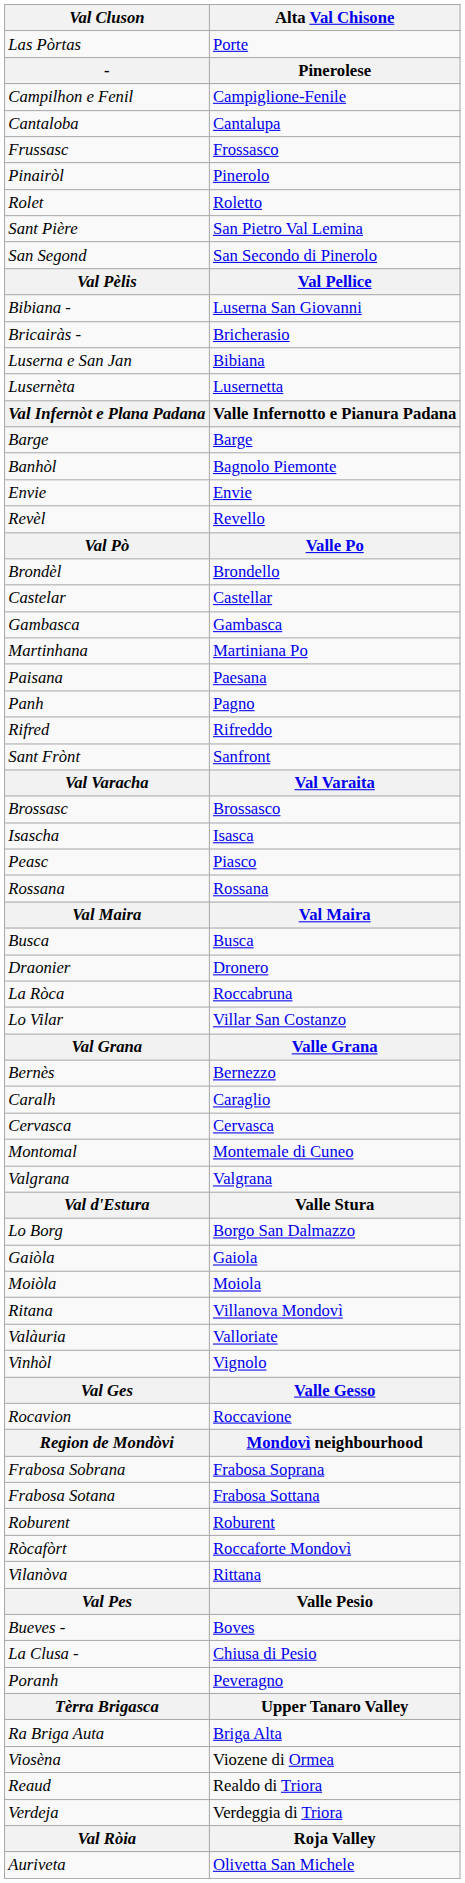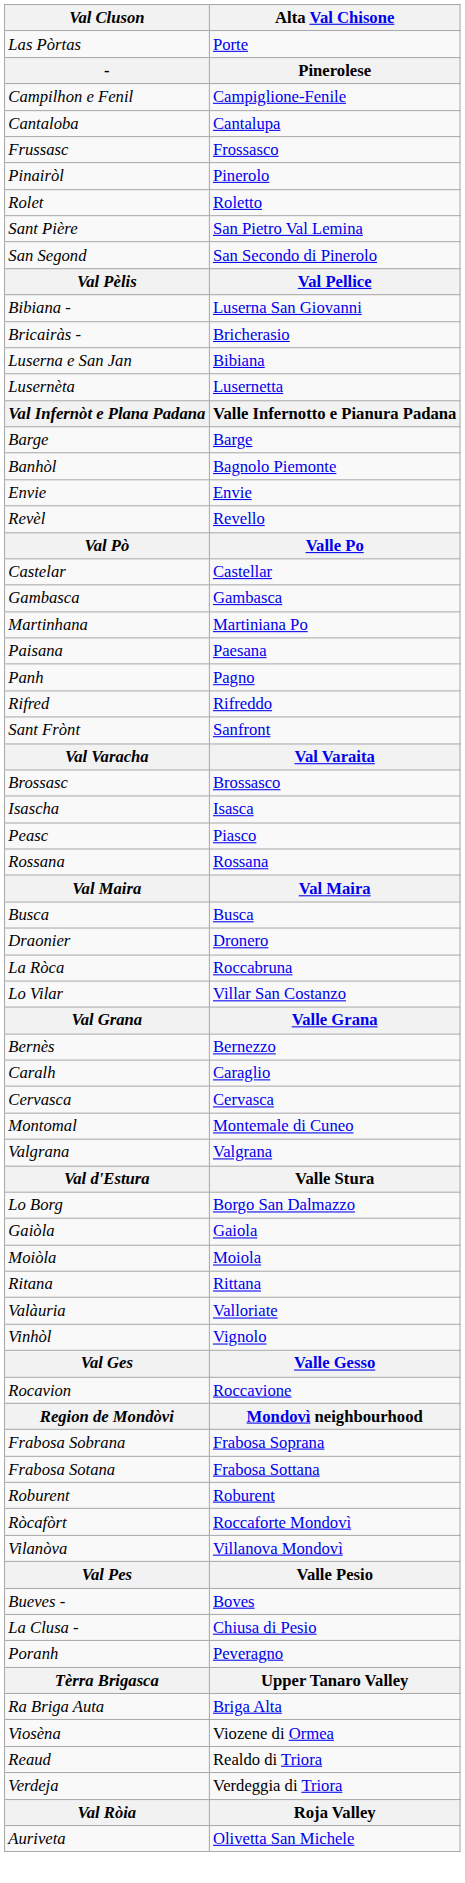- row: (35, 571)
(278, 1310) Villanova Mondovì -> (237, 1284) Rittana
(237, 1574) Rittana -> (278, 1548) Villanova Mondovì
